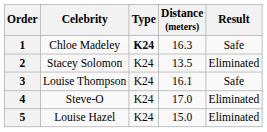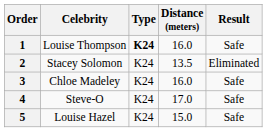(85, 44) Chloe Madeley -> (85, 44) Louise Thompson
(182, 44) 16.3 -> (182, 44) 16.0
(85, 81) Louise Thompson -> (85, 81) Chloe Madeley
(182, 81) 16.1 -> (182, 81) 16.0
(234, 99) Eliminated -> (234, 99) Safe
(234, 117) Eliminated -> (234, 117) Safe
